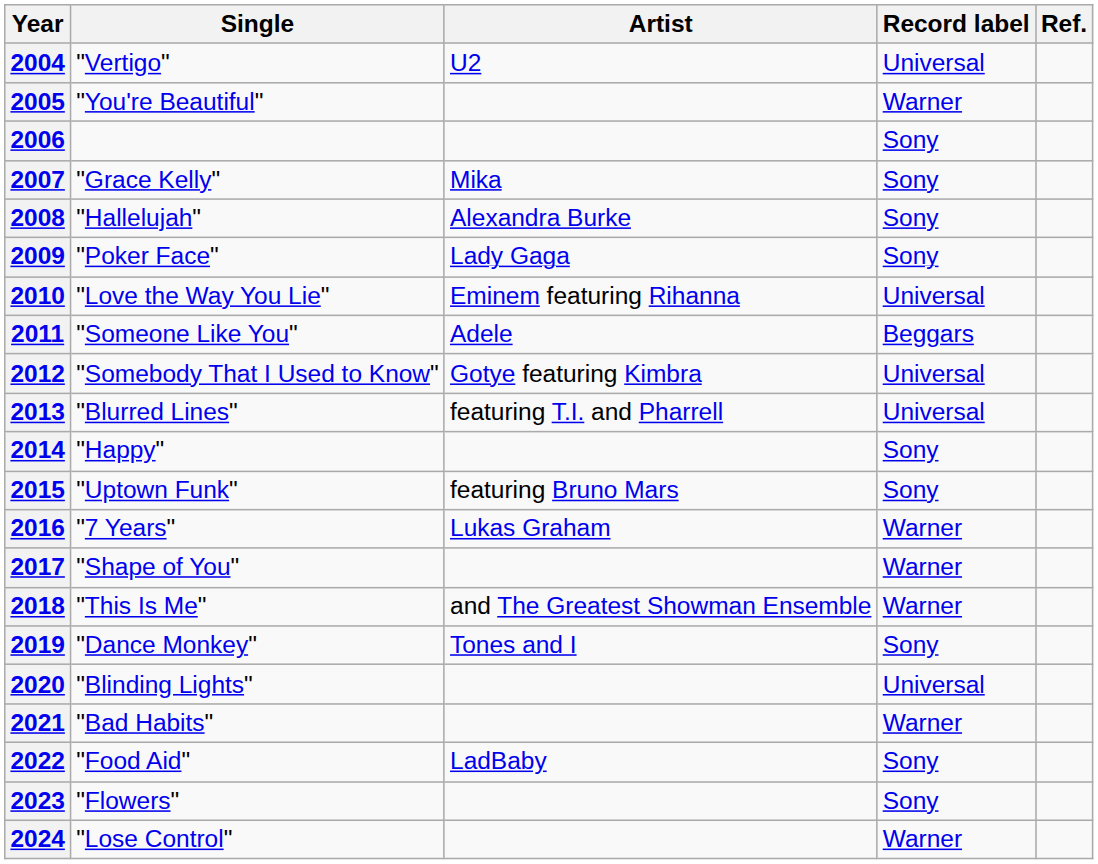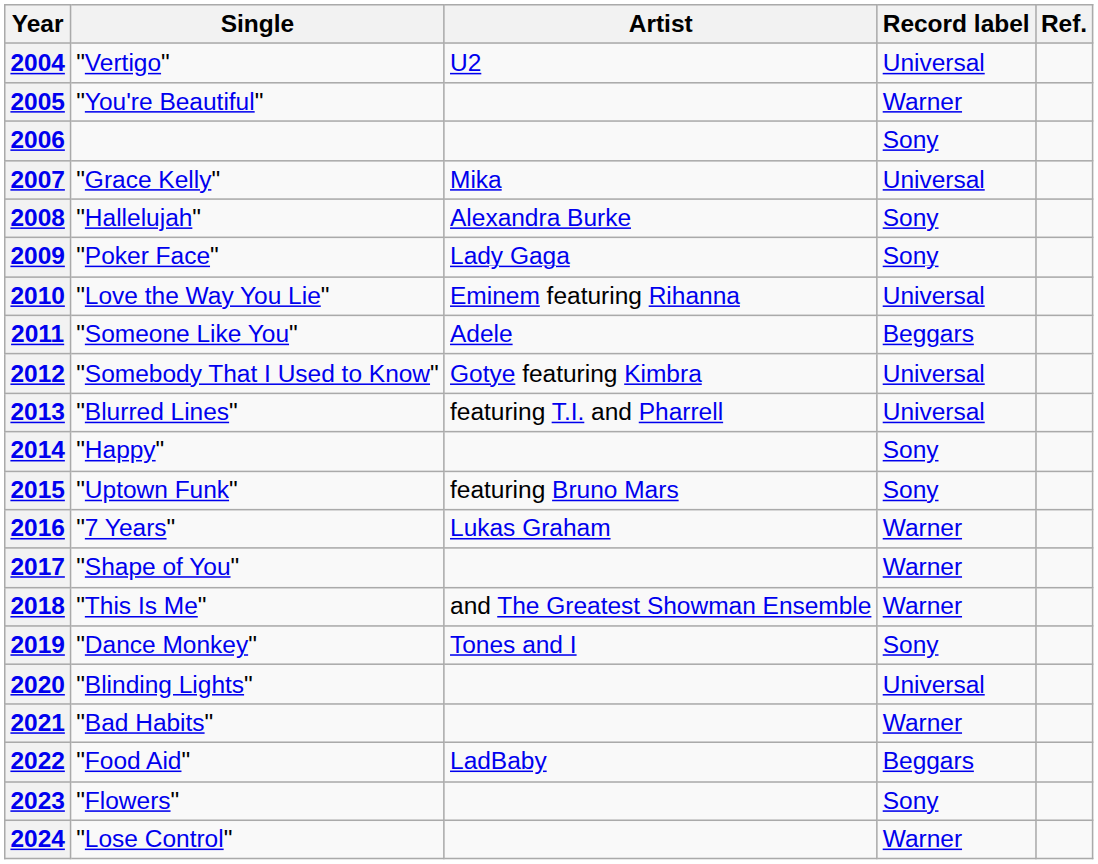(911, 179) Sony -> (934, 179) Universal
(911, 761) Sony -> (928, 761) Beggars
